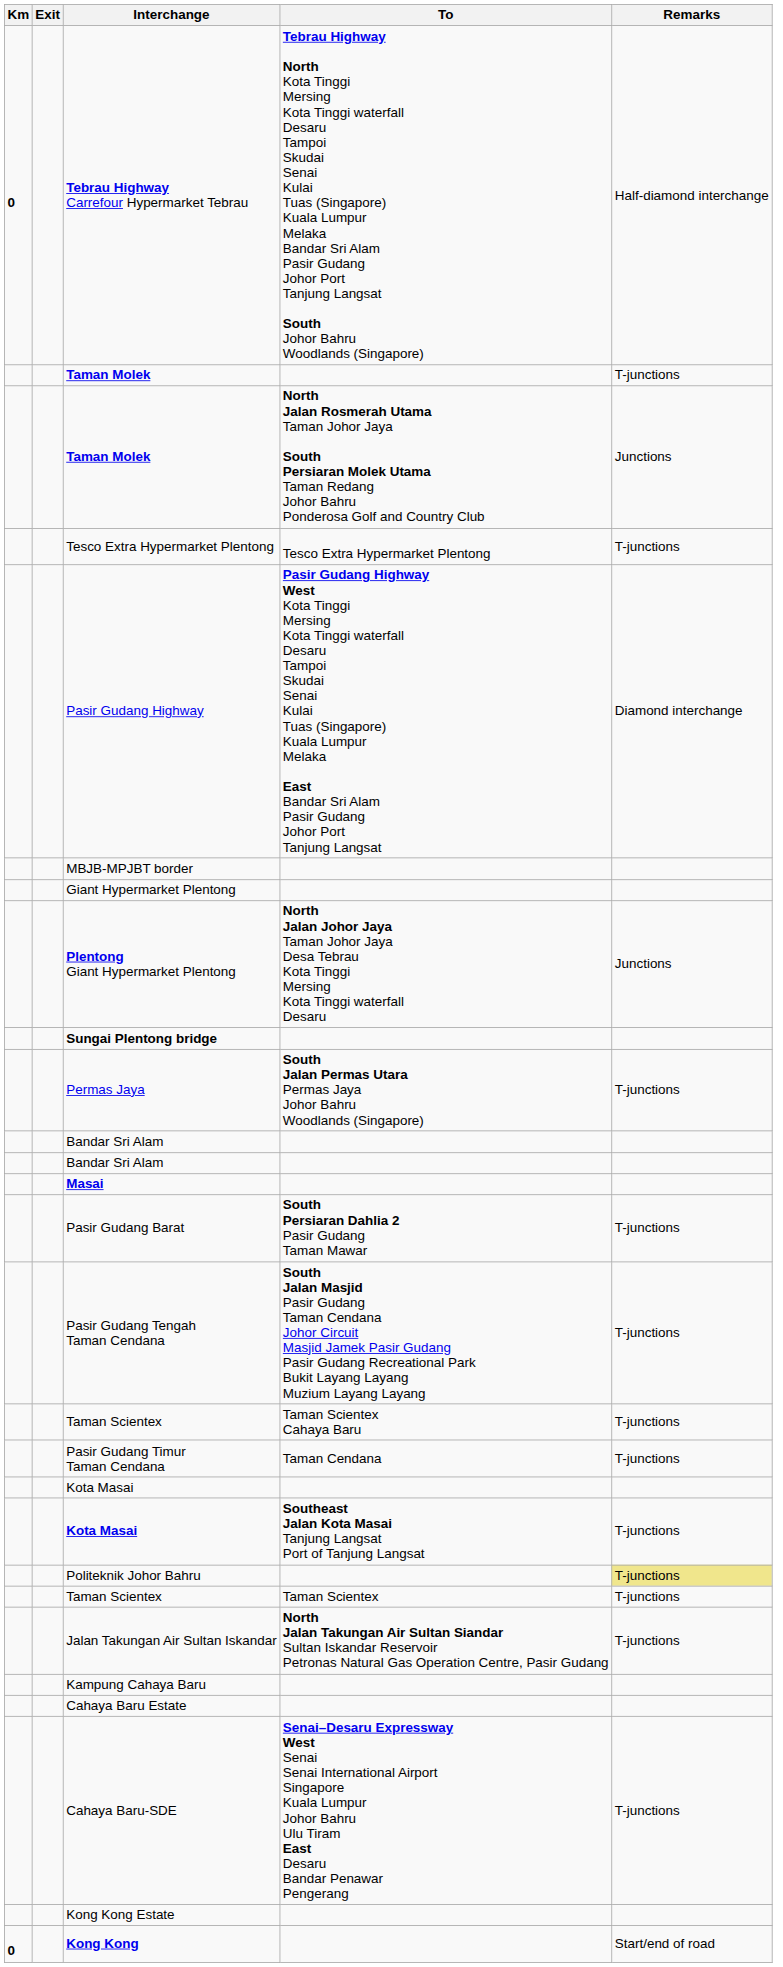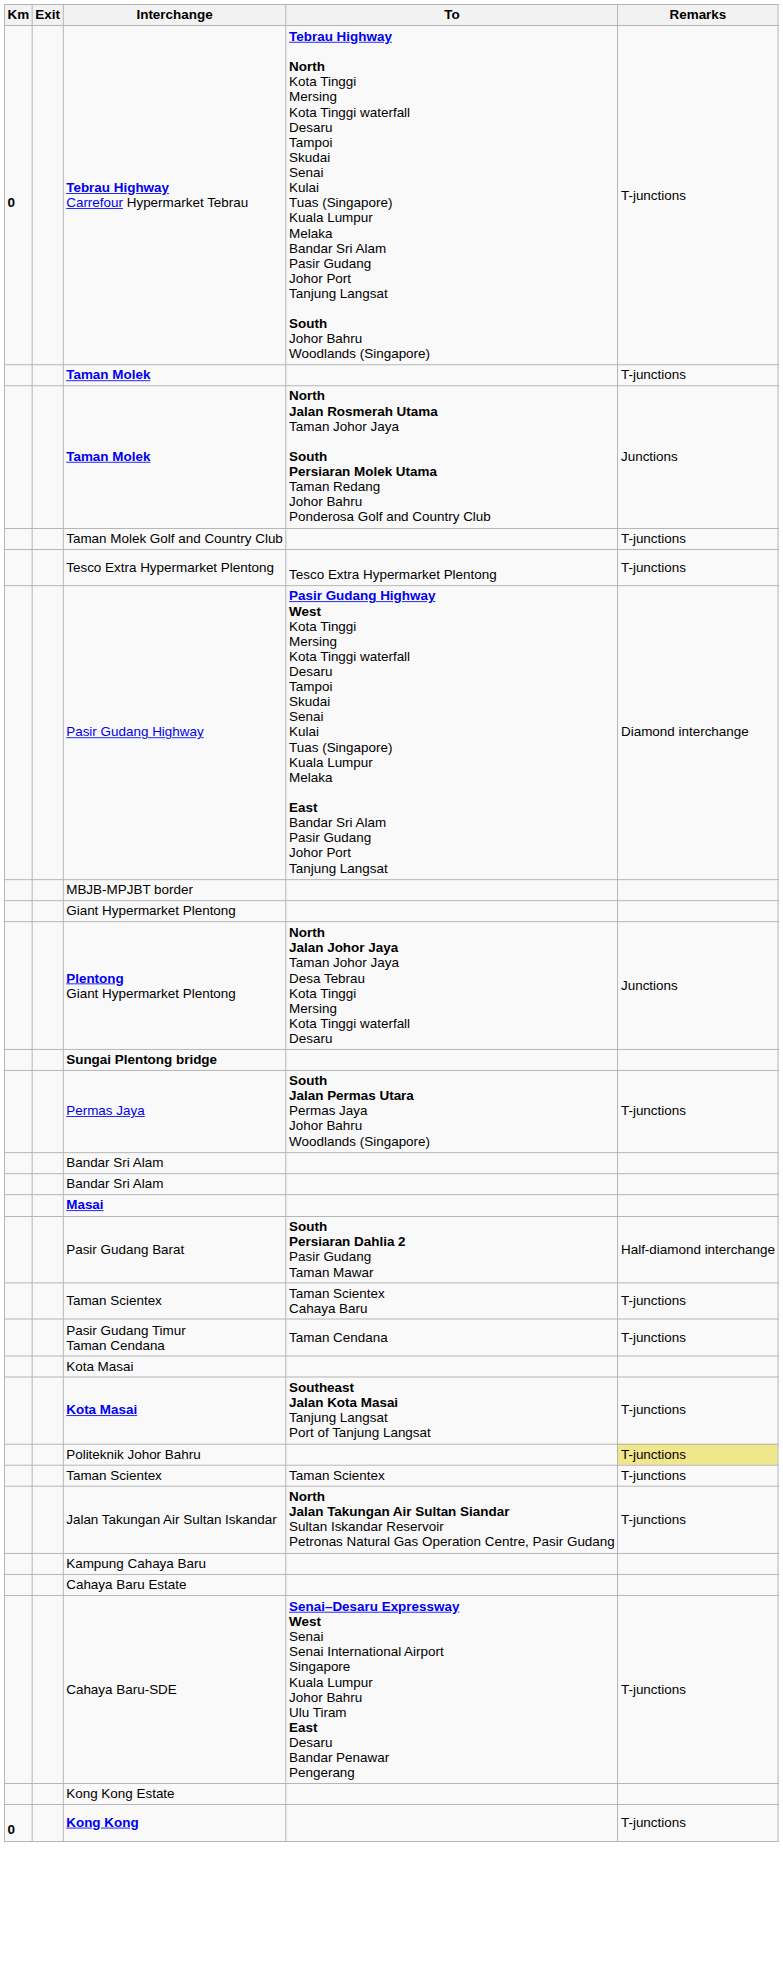(692, 195) Half-diamond interchange -> (653, 195) T-junctions
+ row: (175, 538)
(647, 1228) T-junctions -> (698, 1249) Half-diamond interchange
- row: (131, 1332)
(665, 1943) Start/end of road -> (653, 1822) T-junctions
